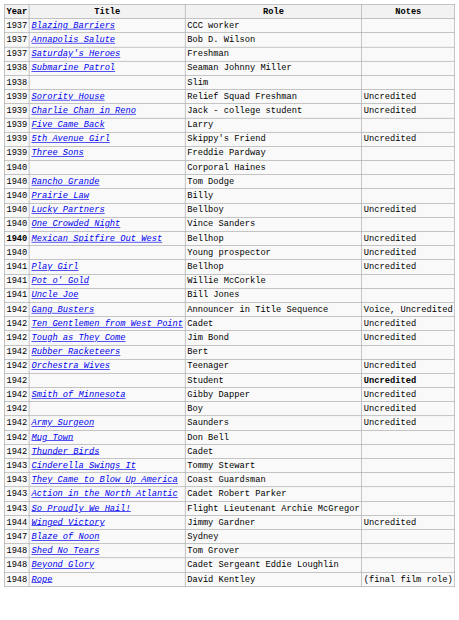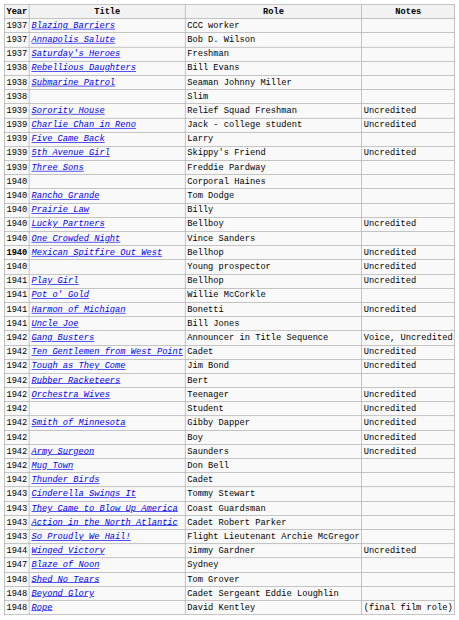+ row: (84, 68)
+ row: (79, 310)
(390, 381) bold -> (390, 409) normal
